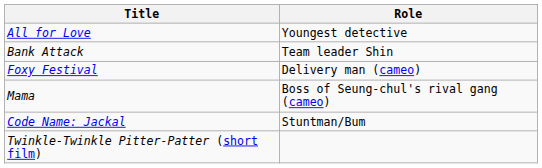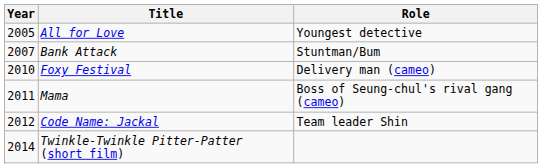+ column: (21, 14)
(338, 52) Team leader Shin -> (338, 52) Stuntman/Bum
(324, 122) Stuntman/Bum -> (352, 122) Team leader Shin
